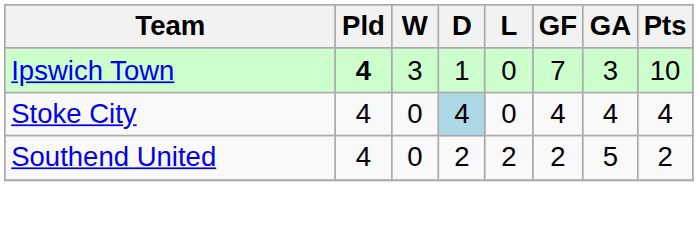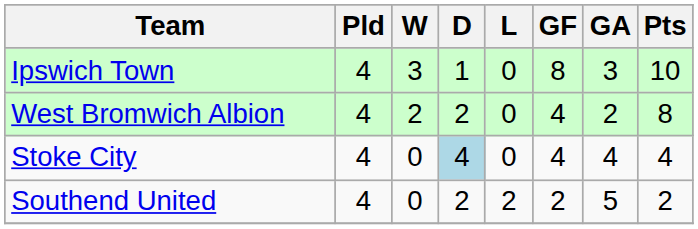(363, 69) bold -> (363, 69) normal
(558, 69) 7 -> (558, 69) 8
+ row: (148, 113)
